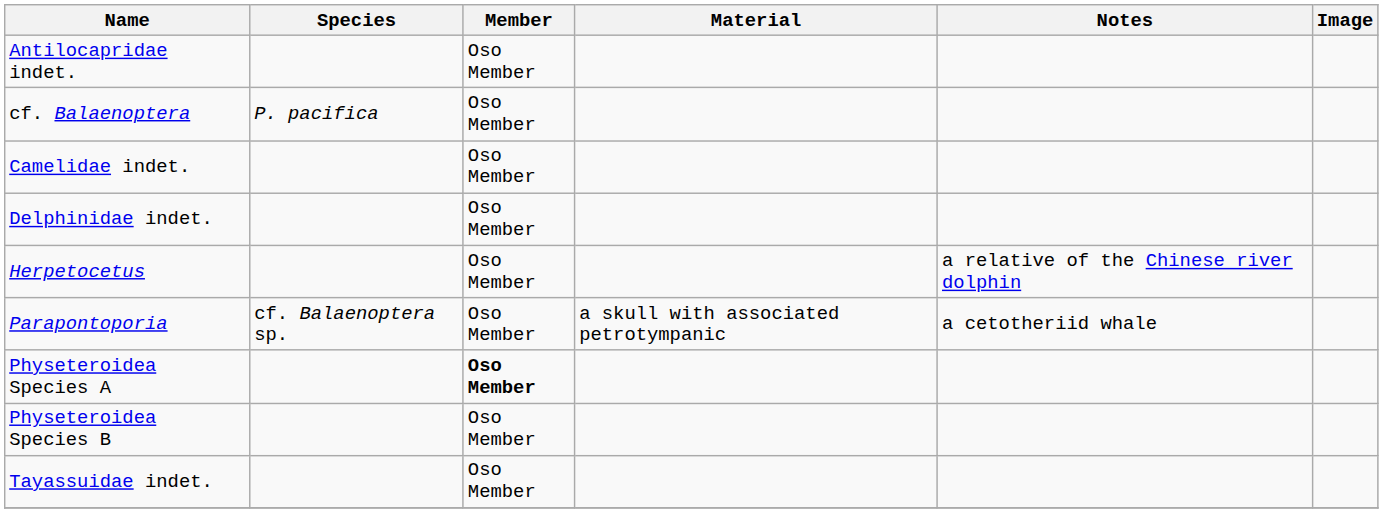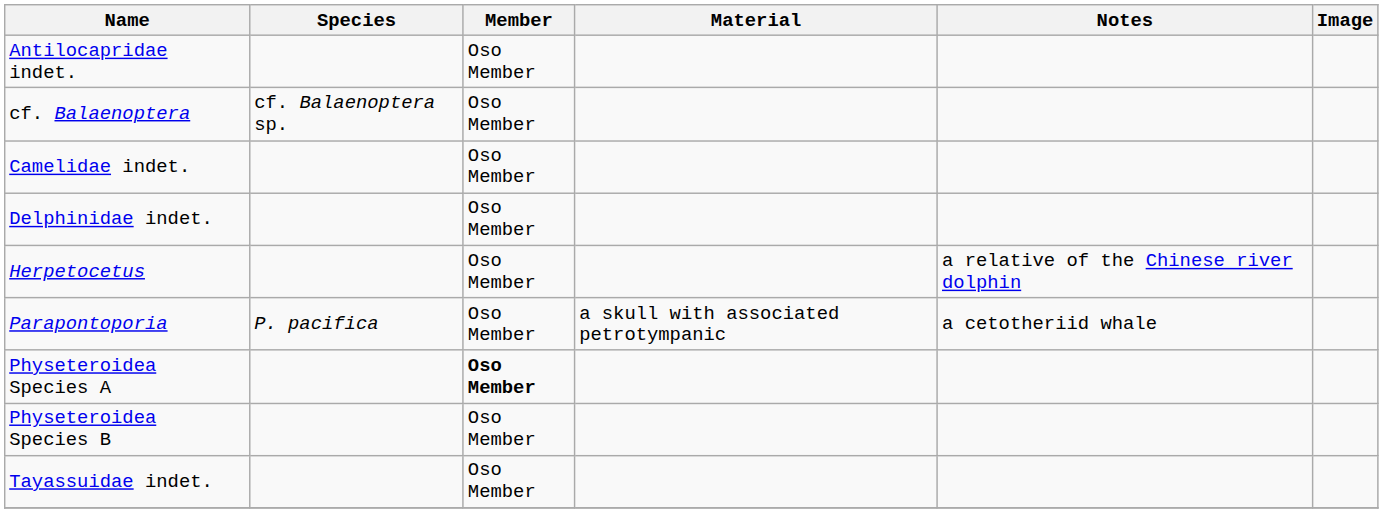(316, 114) P. pacifica -> (345, 114) cf. Balaenoptera sp.
(345, 324) cf. Balaenoptera sp. -> (316, 324) P. pacifica
